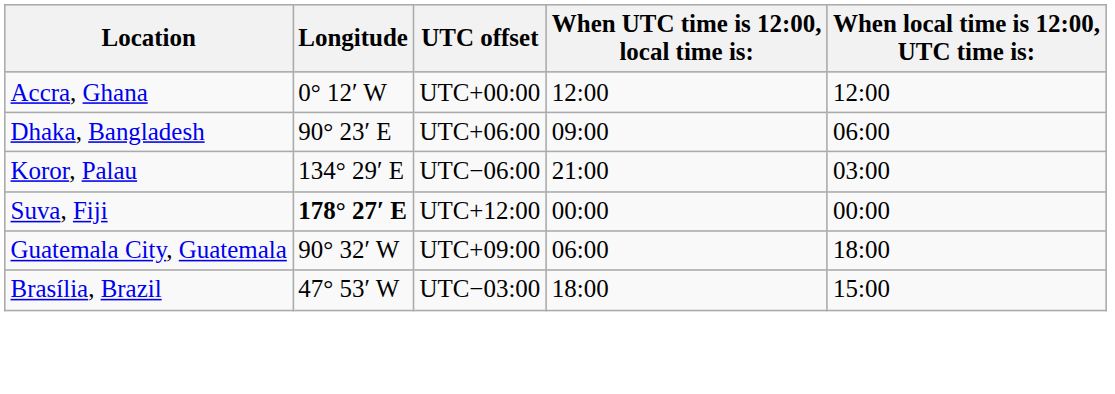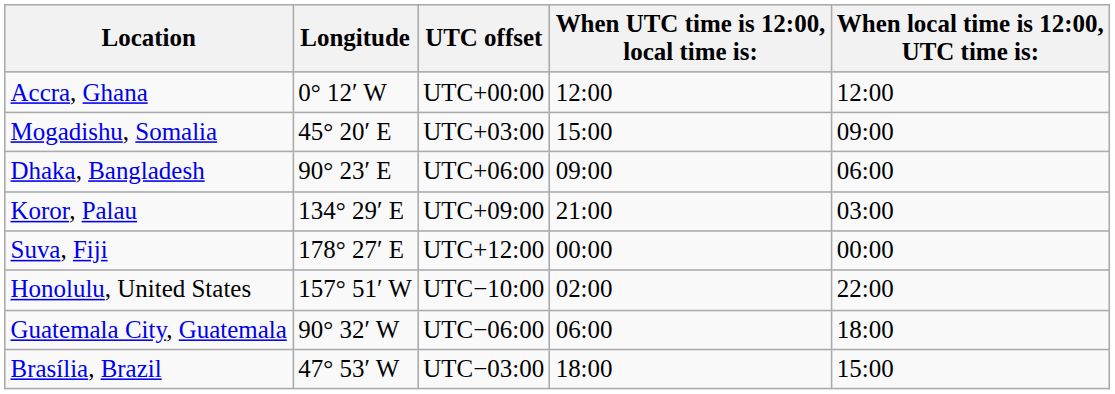+ row: (114, 131)
(480, 171) UTC−06:00 -> (484, 210) UTC+09:00
(353, 210) bold -> (351, 250) normal
+ row: (131, 289)
(480, 250) UTC+09:00 -> (484, 329) UTC−06:00
